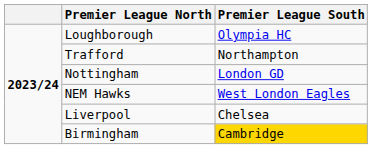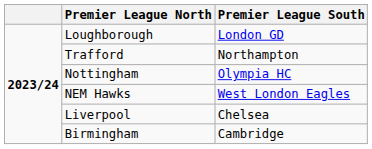(254, 34) Olympia HC -> (251, 34) London GD
(251, 74) London GD -> (254, 74) Olympia HC
(251, 134) gold background -> (251, 134) no background
